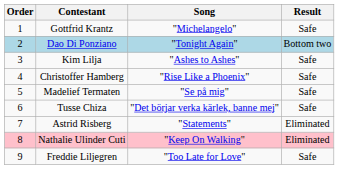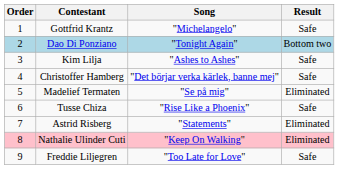(205, 76) "Rise Like a Phoenix" -> (205, 76) "Det börjar verka kärlek, banne mej"
(307, 92) Safe -> (307, 92) Eliminated
(205, 108) "Det börjar verka kärlek, banne mej" -> (205, 108) "Rise Like a Phoenix"
